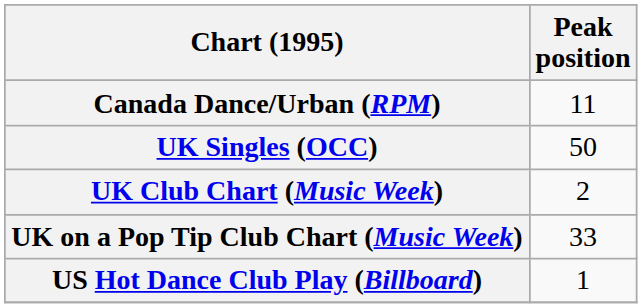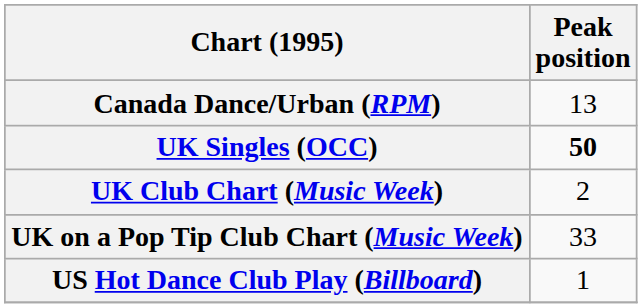(583, 102) 11 -> (583, 102) 13
(583, 147) normal -> (583, 147) bold
